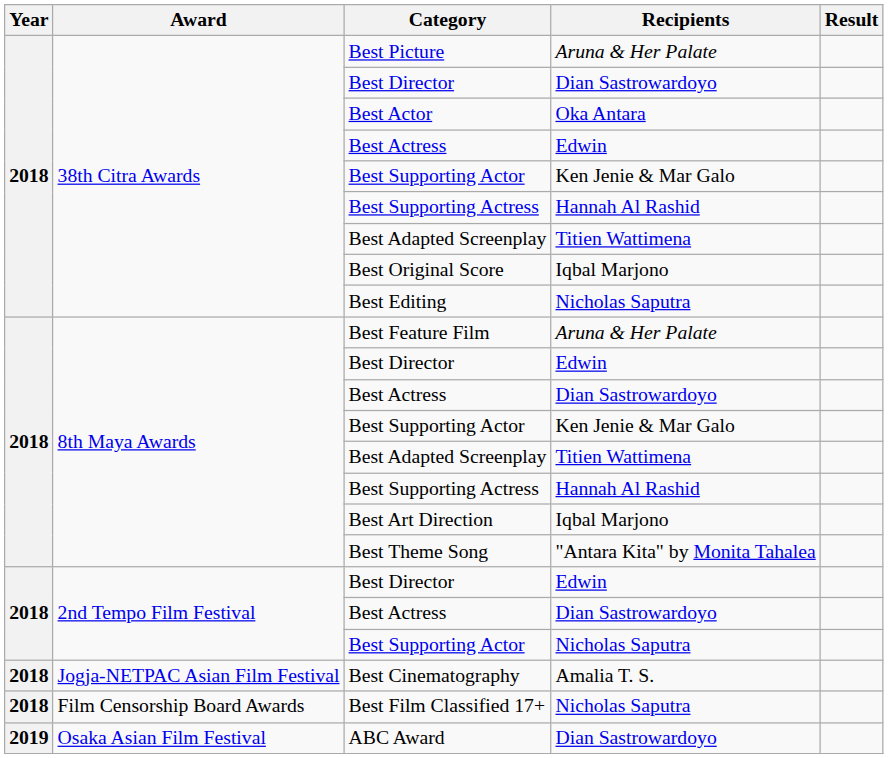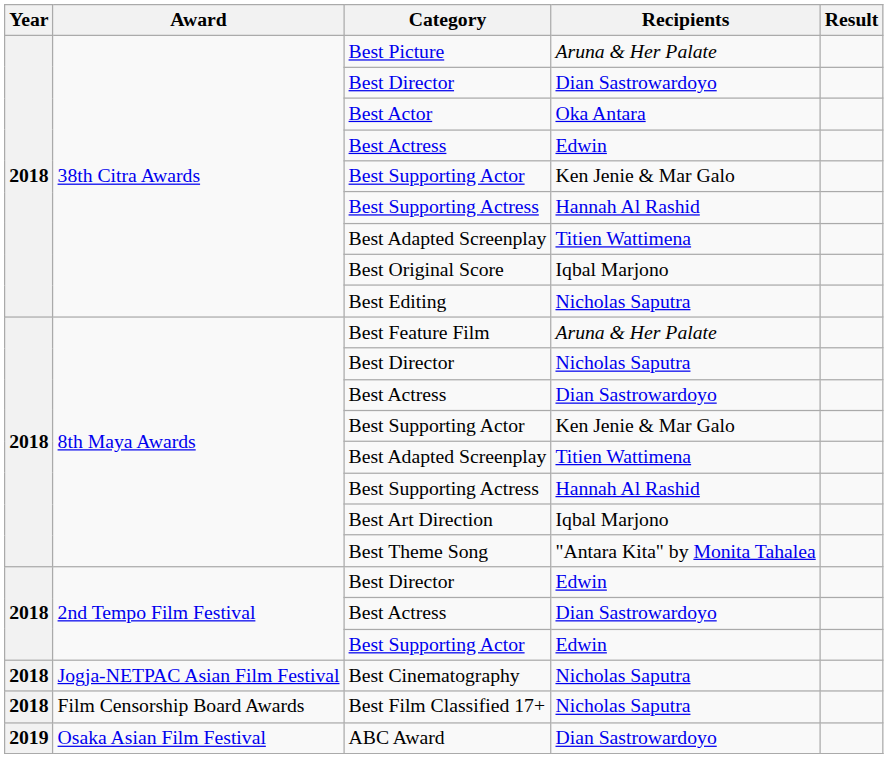(581, 363) Edwin -> (623, 363) Nicholas Saputra
(623, 644) Nicholas Saputra -> (581, 644) Edwin
(605, 675) Amalia T. S. -> (623, 675) Nicholas Saputra
